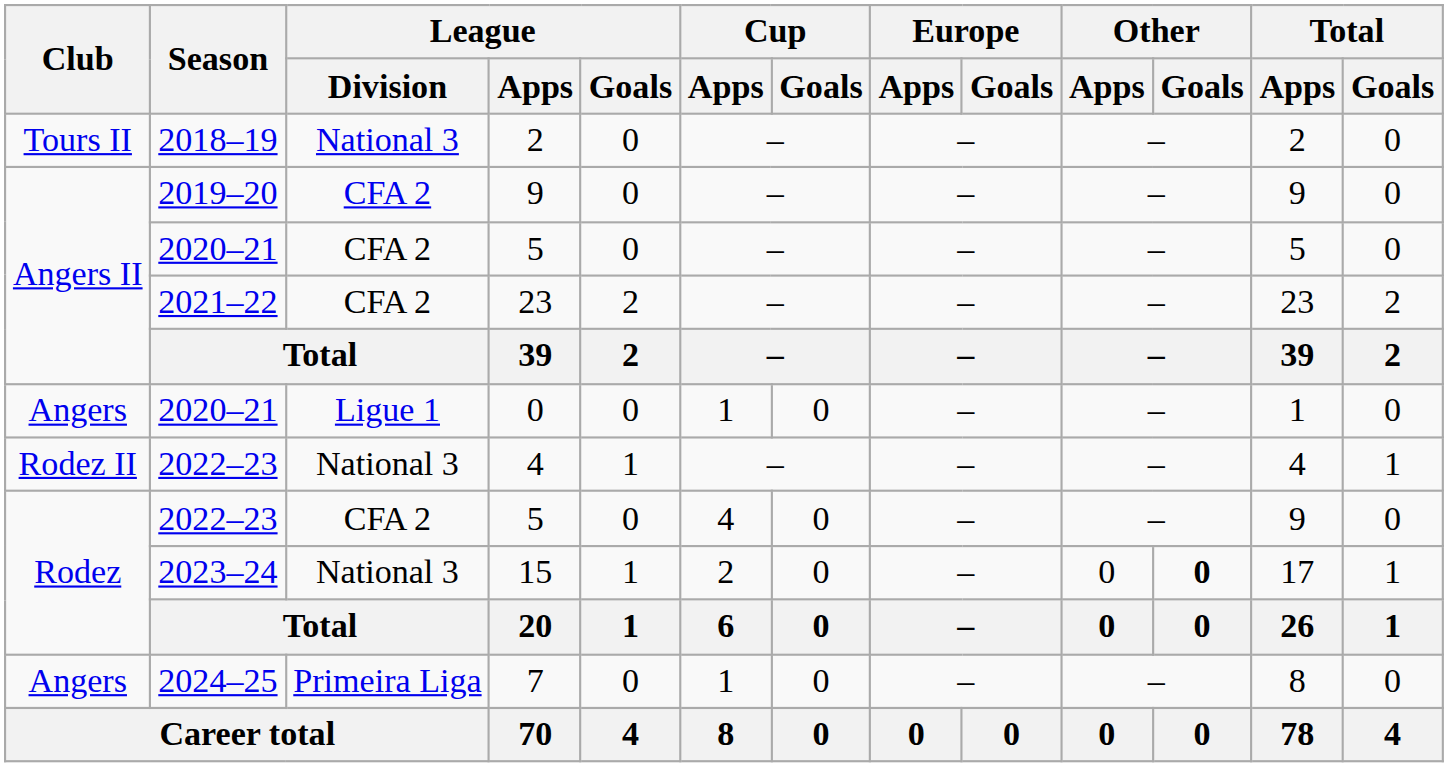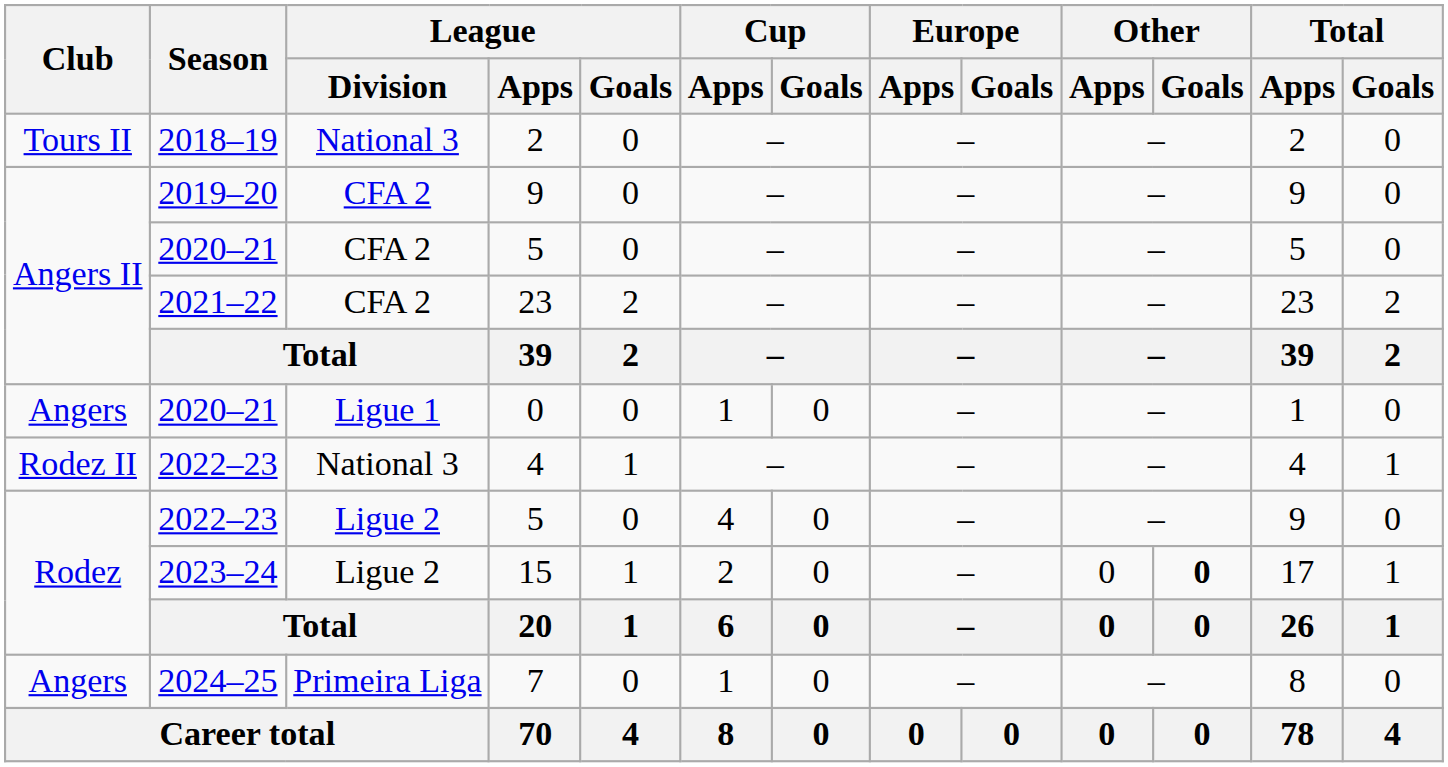(387, 517) CFA 2 -> (387, 517) Ligue 2
(387, 572) National 3 -> (387, 572) Ligue 2
